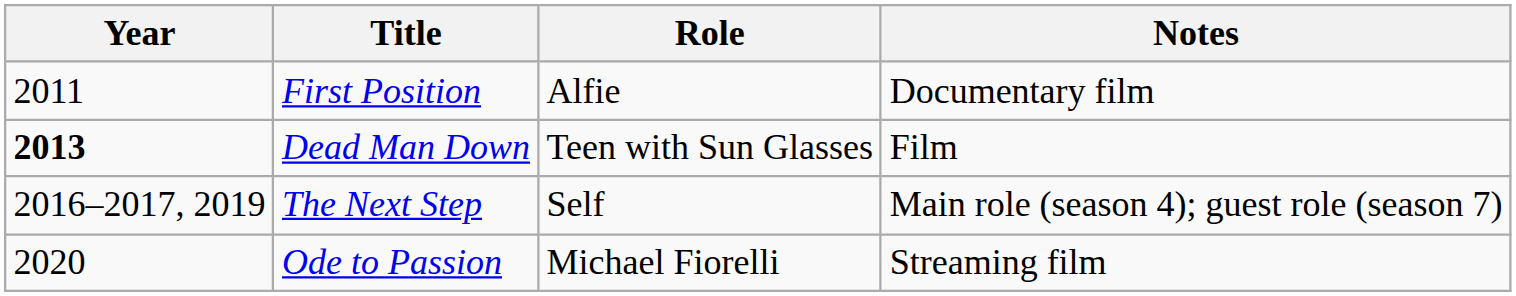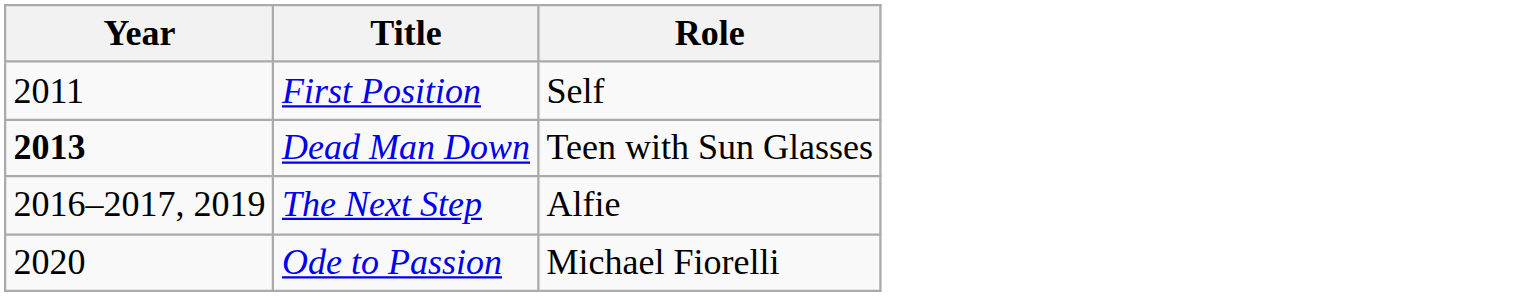- column: (1196, 33)
(584, 90) Alfie -> (576, 90) Self
(576, 204) Self -> (584, 204) Alfie
